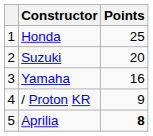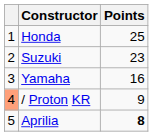(137, 58) 20 -> (137, 58) 23
(11, 100) no background -> (11, 100) lightsalmon background
